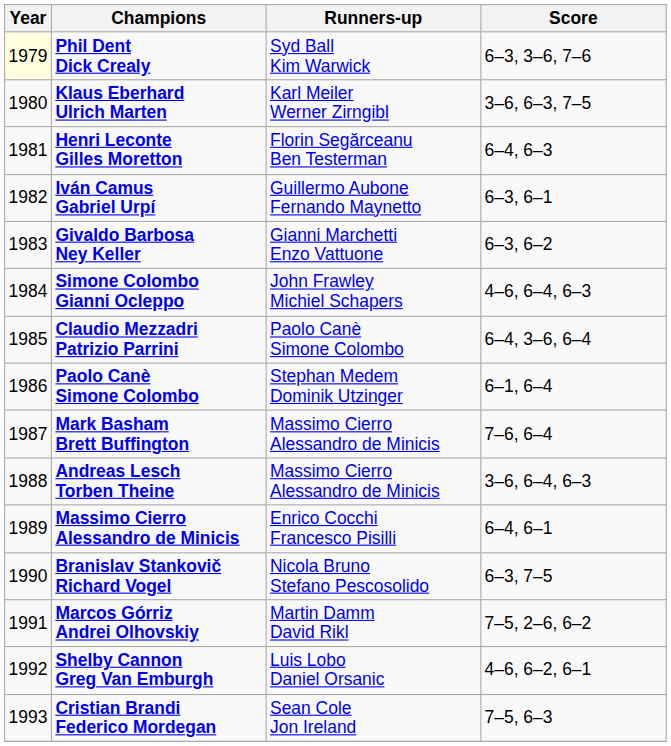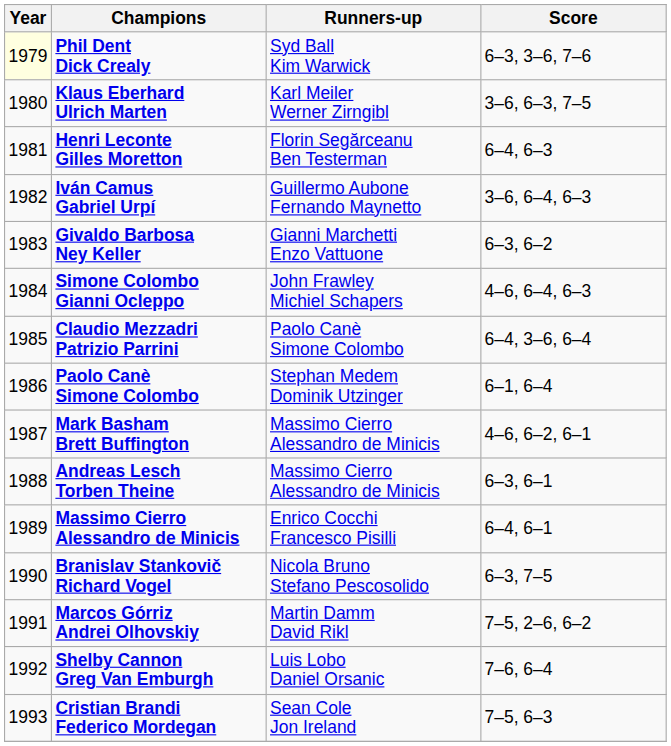(519, 197) 6–3, 6–1 -> (538, 197) 3–6, 6–4, 6–3
(519, 434) 7–6, 6–4 -> (538, 434) 4–6, 6–2, 6–1
(538, 481) 3–6, 6–4, 6–3 -> (519, 481) 6–3, 6–1
(538, 670) 4–6, 6–2, 6–1 -> (519, 670) 7–6, 6–4
